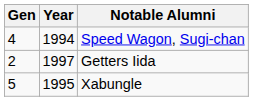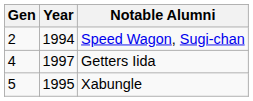(12, 38) 4 -> (12, 38) 2
(12, 61) 2 -> (12, 61) 4
